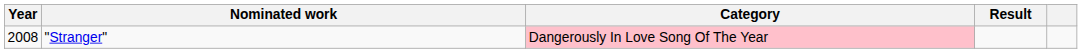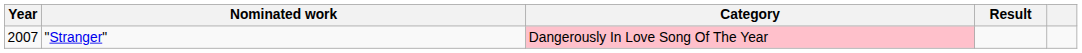(23, 37) 2008 -> (23, 37) 2007
